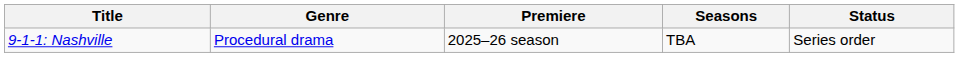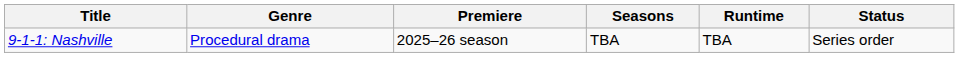+ column: (754, 16)
